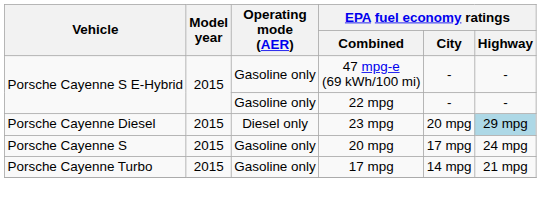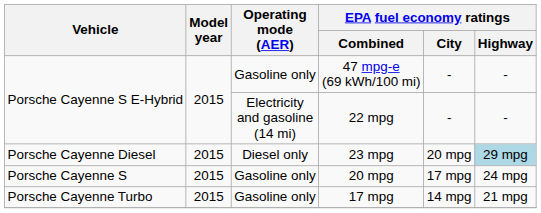(275, 103) Gasoline only -> (275, 118) Electricity and gasoline (14 mi)
